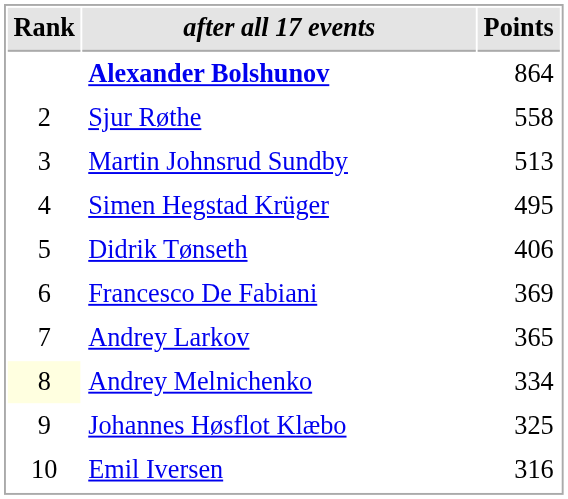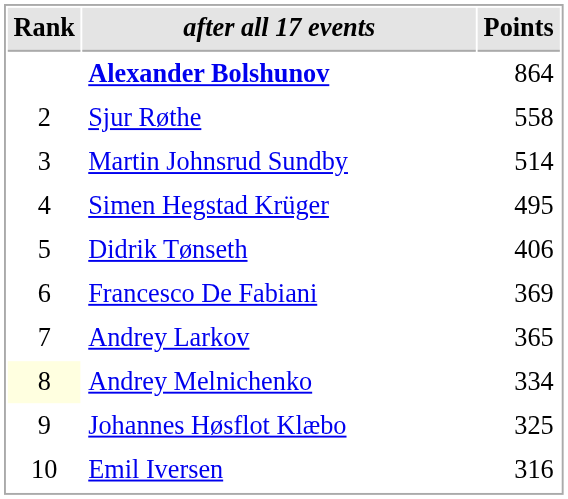(534, 162) 513 -> (534, 162) 514
